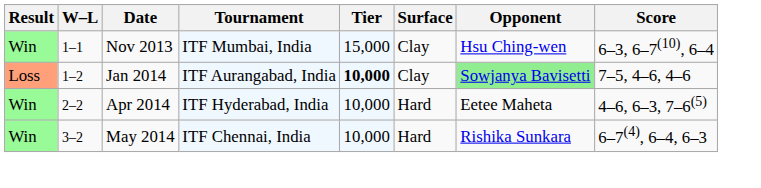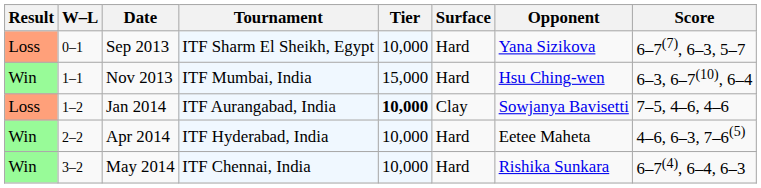+ row: (138, 46)
(413, 46) Clay -> (453, 77) Hard
(525, 75) lightgreen background -> (564, 106) no background
